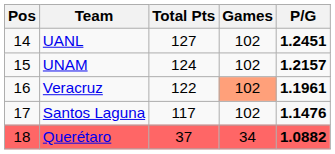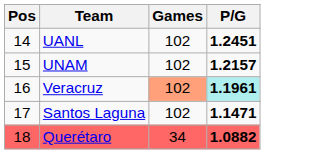- column: (184, 16)
(303, 88) no background -> (233, 88) paleturquoise background
(303, 112) 1.1476 -> (233, 112) 1.1471
